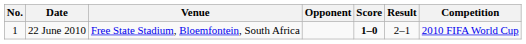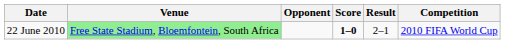- column: (15, 13)
(195, 30) no background -> (174, 30) lightgreen background
